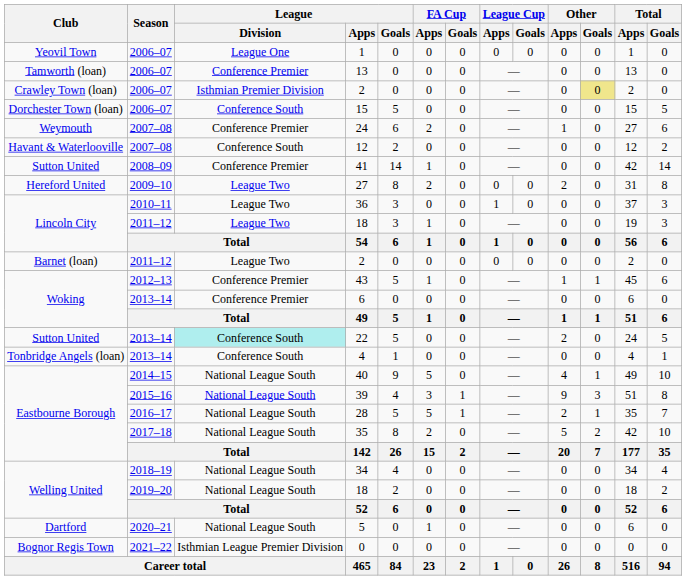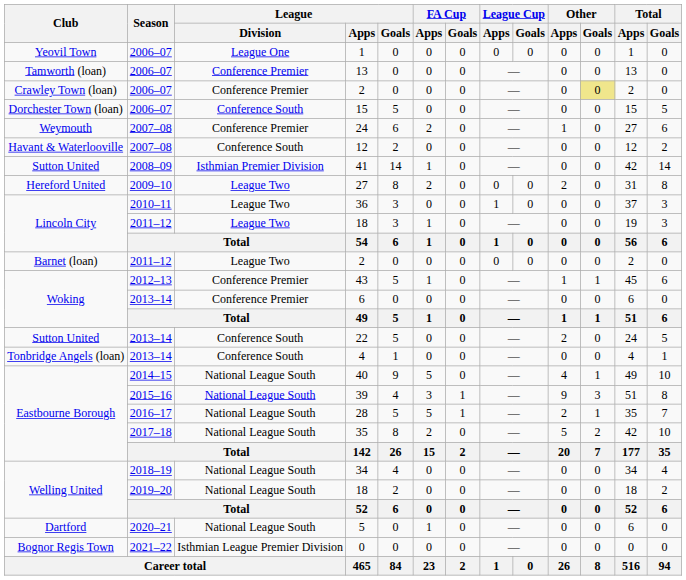(260, 90) Isthmian Premier Division -> (260, 90) Conference Premier
(260, 166) Conference Premier -> (260, 166) Isthmian Premier Division
(260, 337) paleturquoise background -> (260, 337) no background
